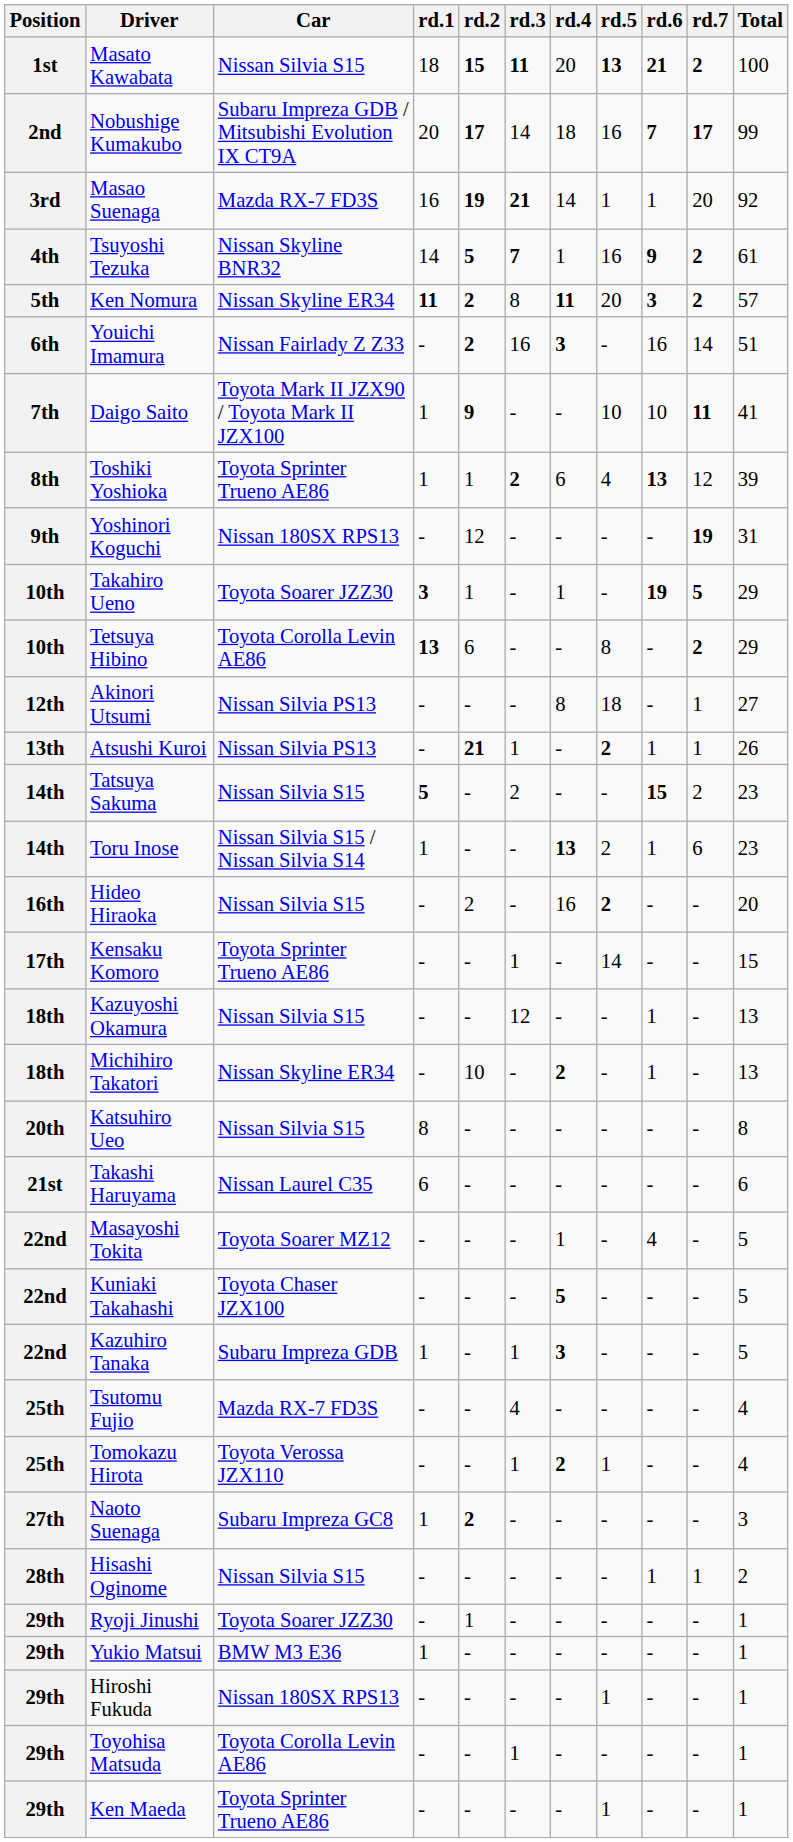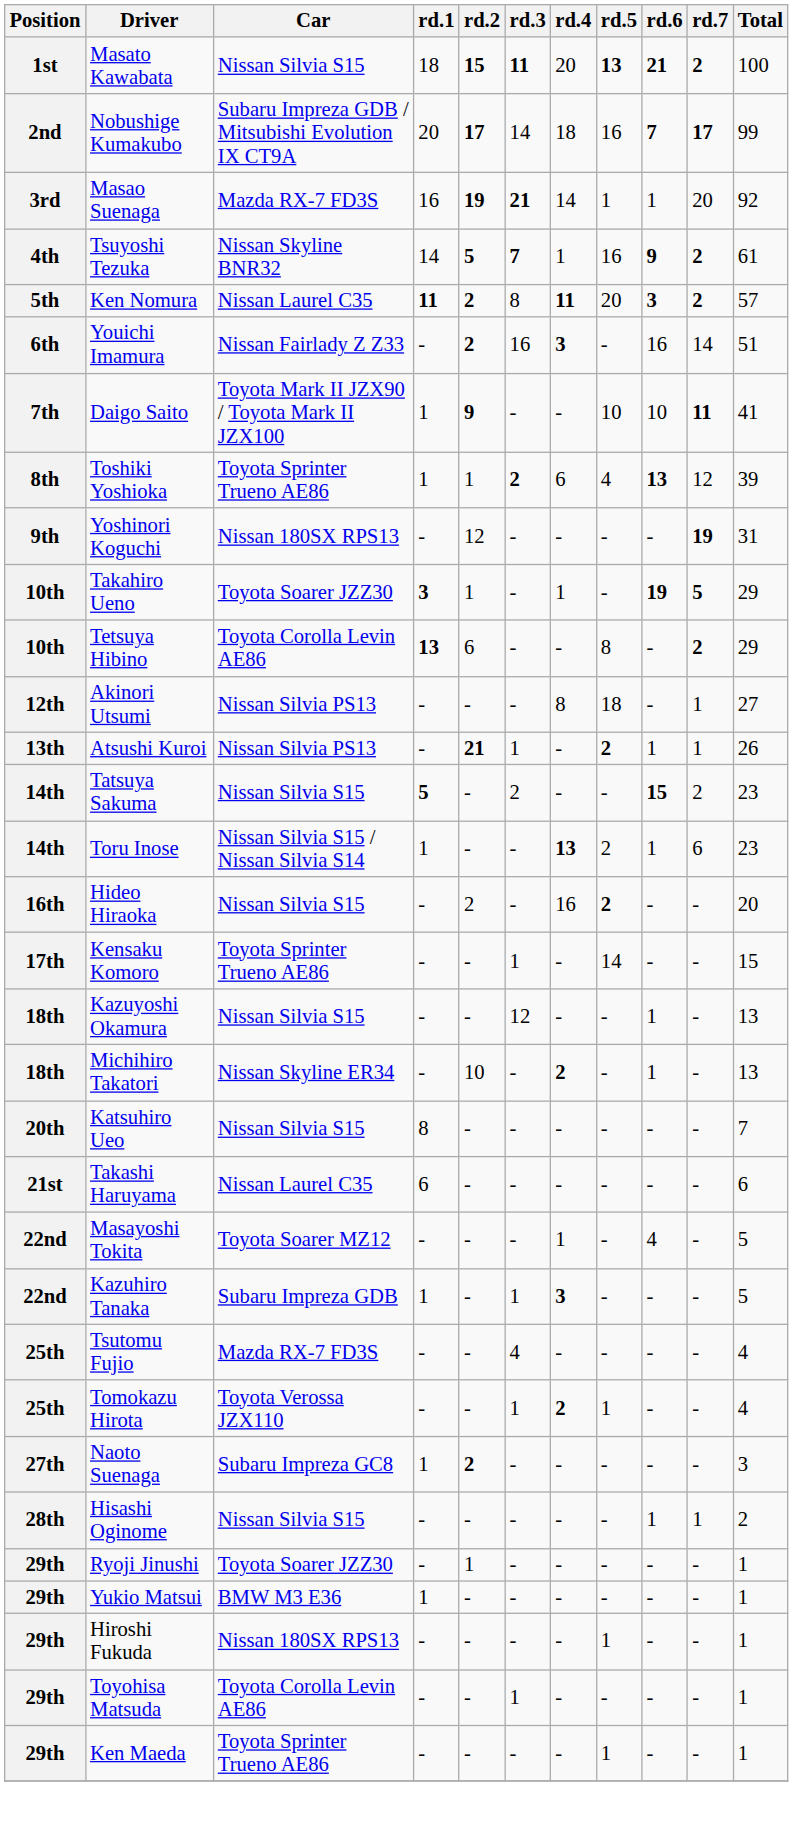(306, 300) Nissan Skyline ER34 -> (295, 300) Nissan Laurel C35
(743, 1128) 8 -> (743, 1128) 7
- row: (132, 1296)
